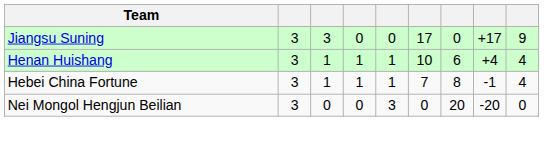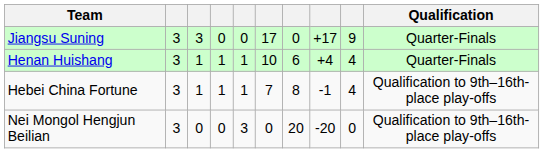+ column: (451, 15)
